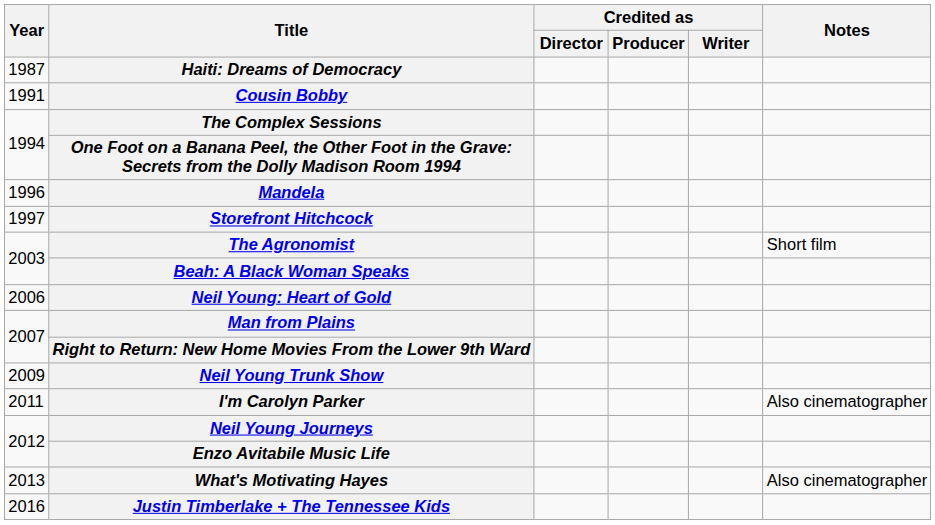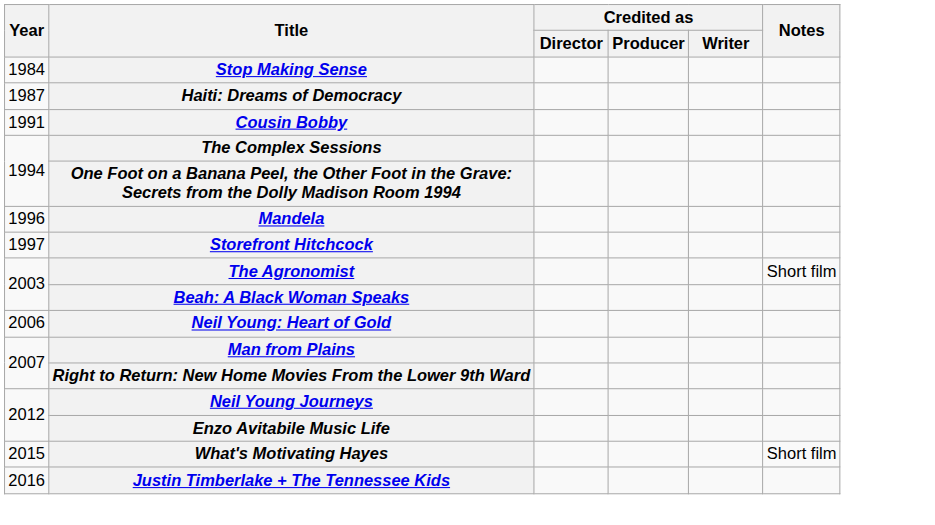+ row: (291, 69)
- row: (291, 375)
- row: (291, 402)
(27, 480) 2013 -> (27, 454) 2015
(847, 480) Also cinematographer -> (802, 454) Short film
